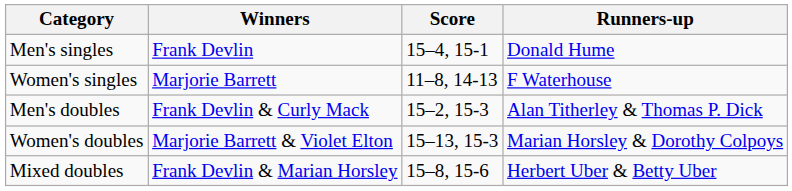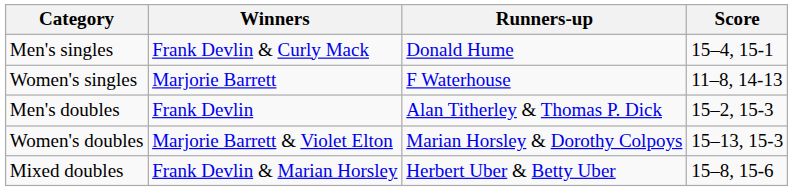columns swapped: (645, 19) <-> (452, 19)
(203, 49) Frank Devlin -> (261, 49) Frank Devlin & Curly Mack
(261, 110) Frank Devlin & Curly Mack -> (203, 110) Frank Devlin
